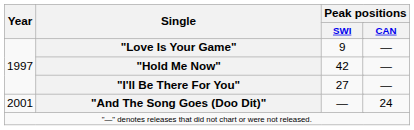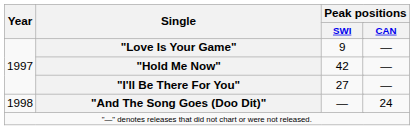(20, 103) 2001 -> (20, 103) 1998
